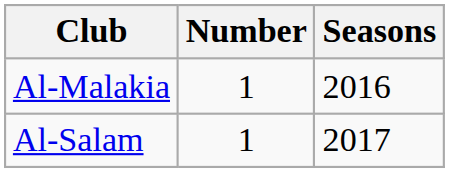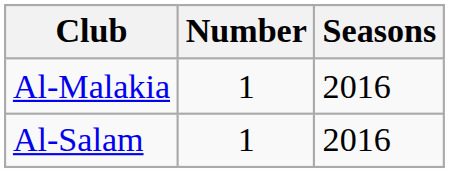(357, 139) 2017 -> (357, 139) 2016
